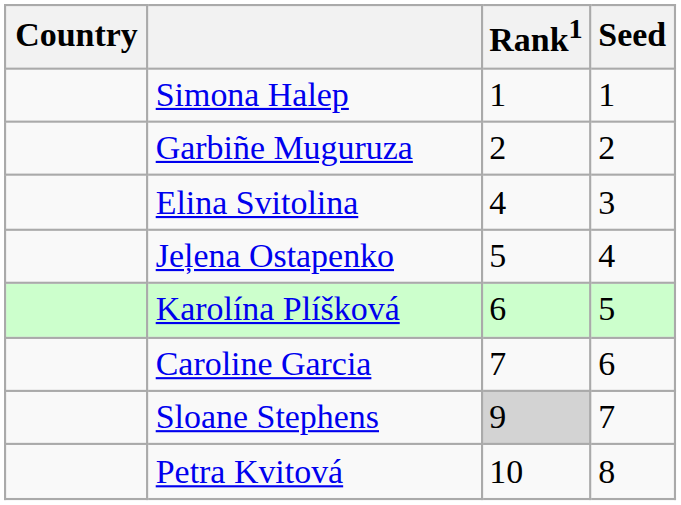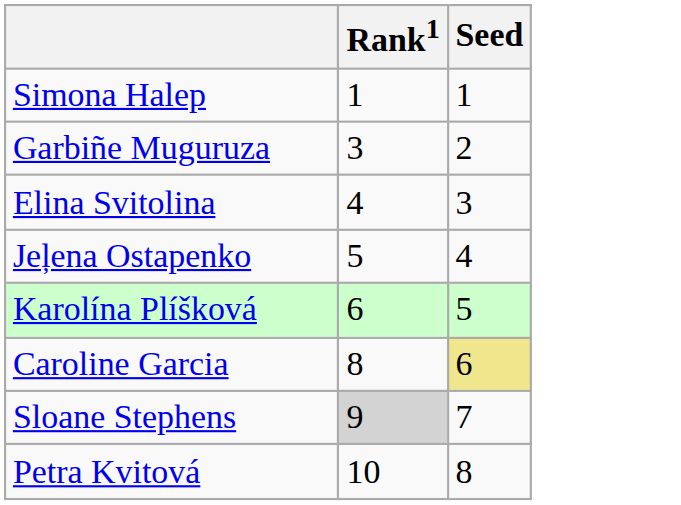- column: (76, 35)
(498, 148) 2 -> (355, 148) 3
(498, 363) 7 -> (355, 363) 8
(607, 363) no background -> (464, 363) khaki background
